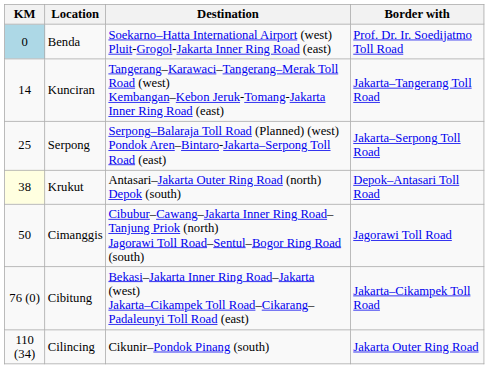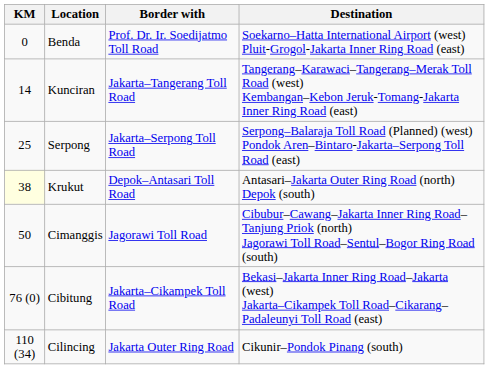columns swapped: (417, 14) <-> (228, 14)
(25, 41) lightblue background -> (25, 41) no background
